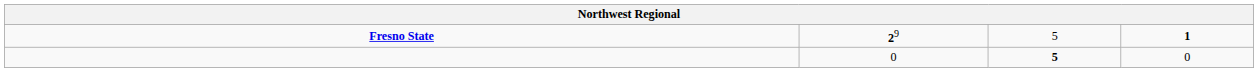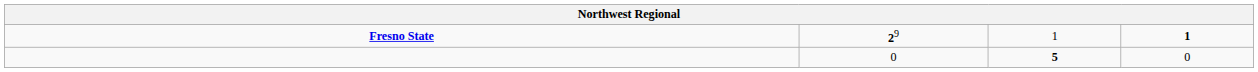(1055, 36) 5 -> (1055, 36) 1
